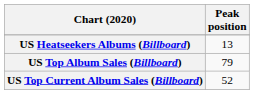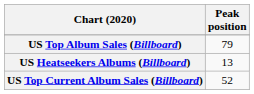rows swapped: (105, 44) <-> (105, 62)
